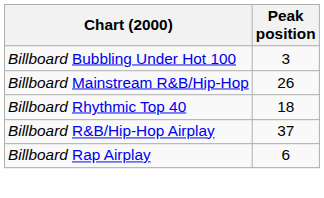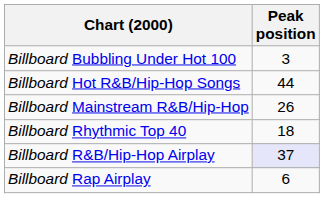+ row: (124, 82)
(286, 131) no background -> (286, 155) lavender background
